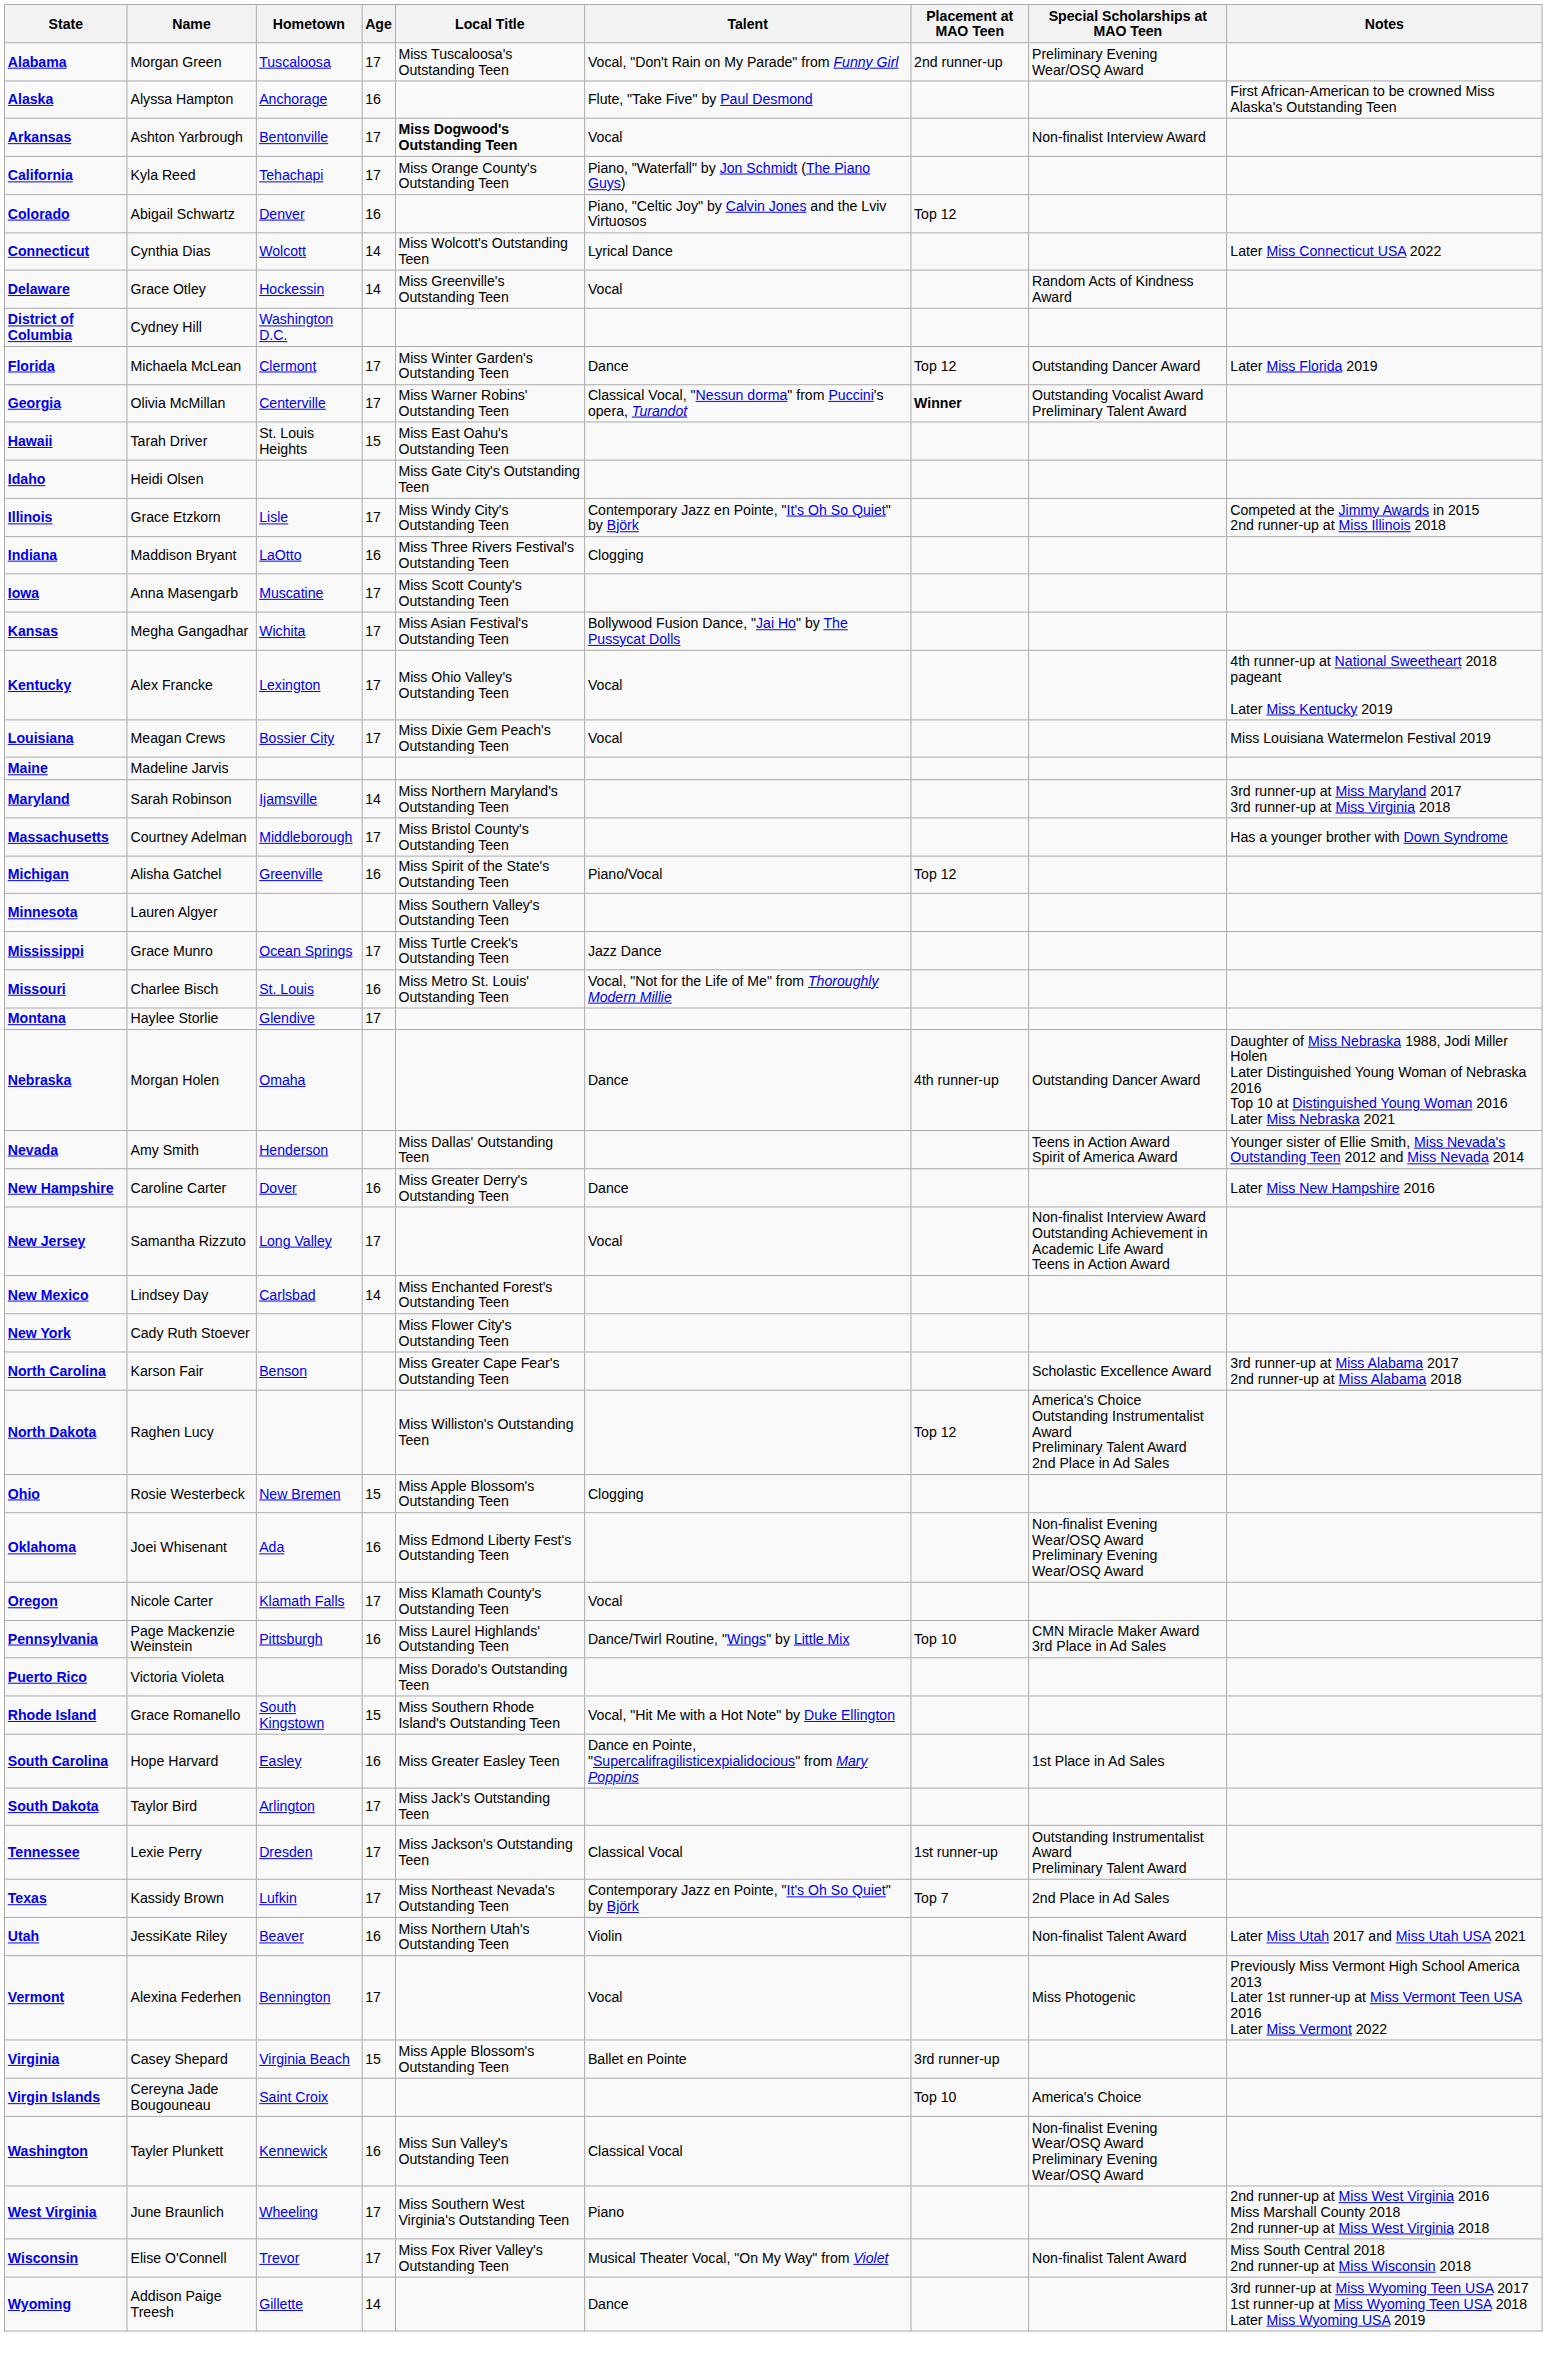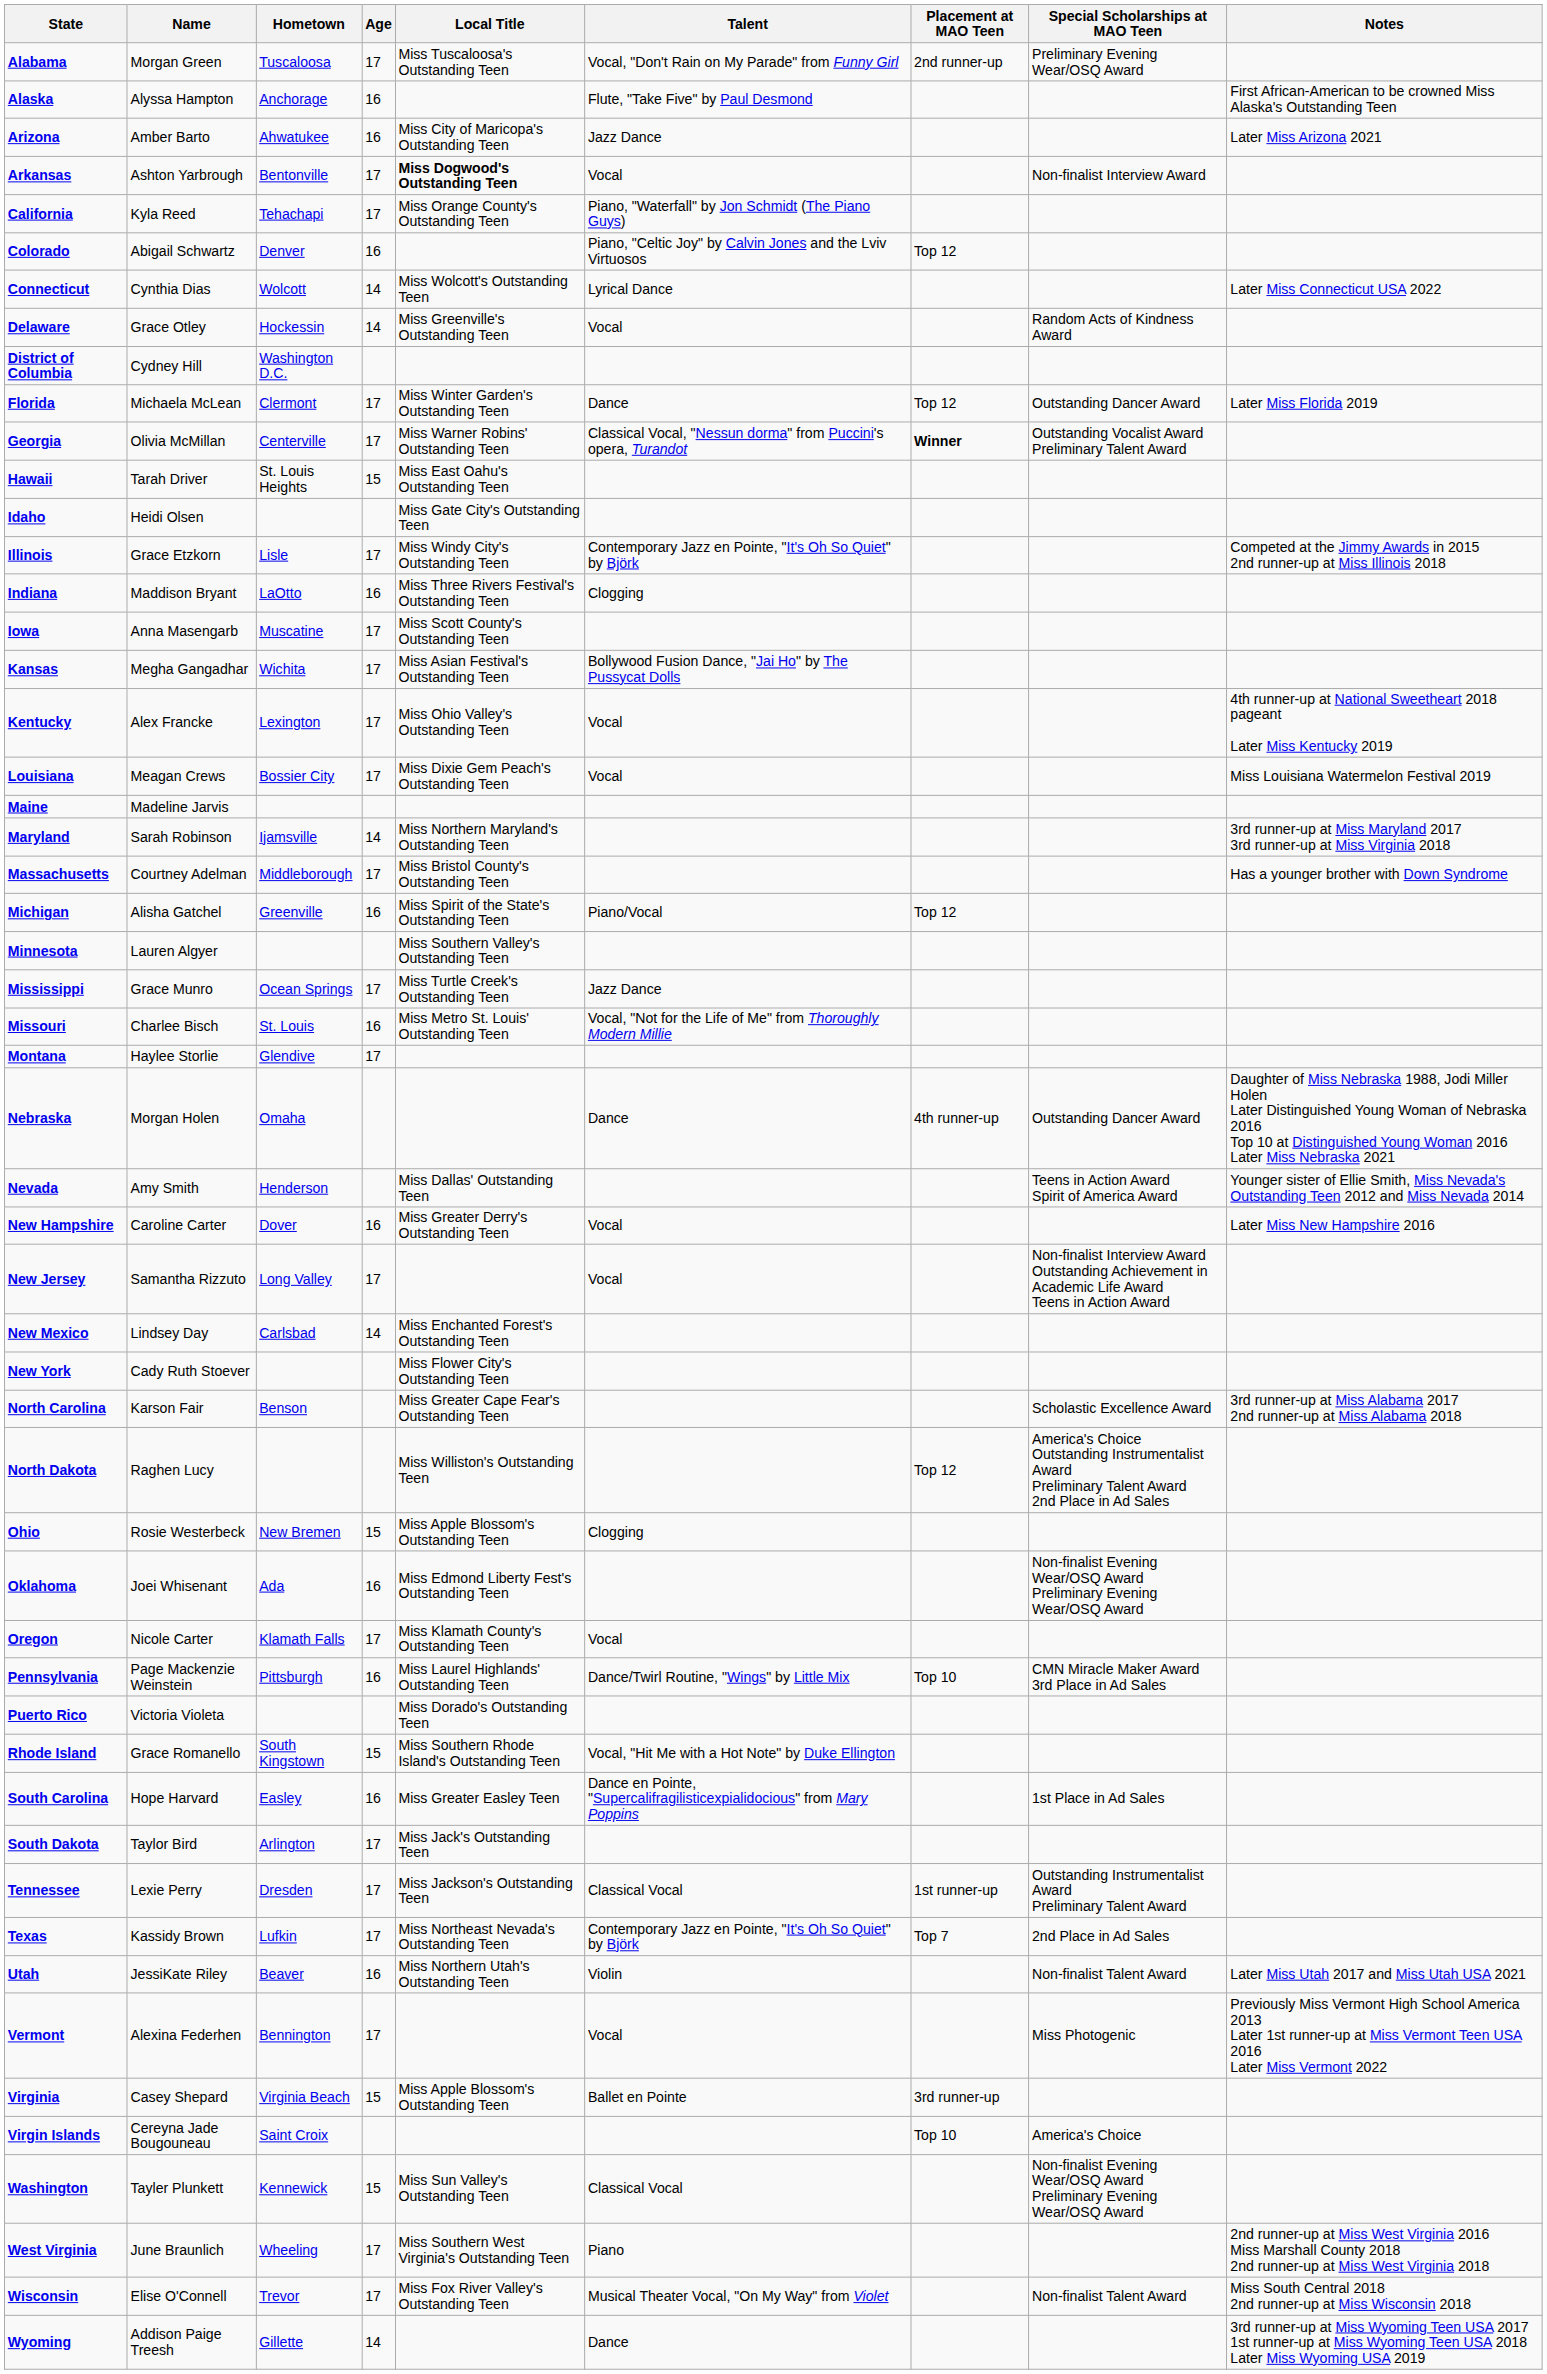+ row: (34, 138)
(608, 1188) Dance -> (605, 1226) Vocal
(373, 2151) 16 -> (373, 2189) 15
